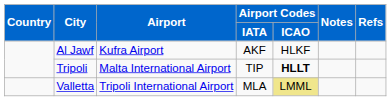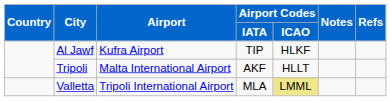(255, 50) AKF -> (255, 50) TIP
(255, 68) TIP -> (255, 68) AKF
(296, 68) bold -> (296, 68) normal
